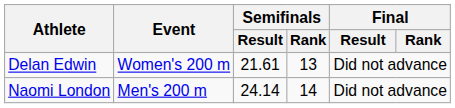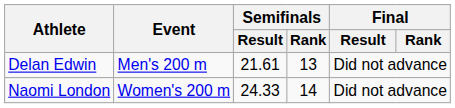(174, 66) Women's 200 m -> (162, 66) Men's 200 m
(162, 90) Men's 200 m -> (174, 90) Women's 200 m
(260, 90) 24.14 -> (260, 90) 24.33
